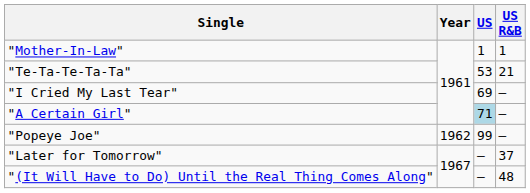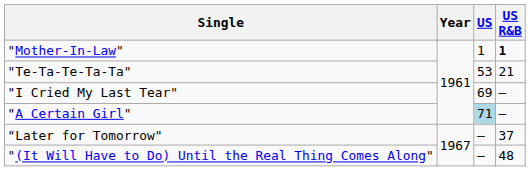(502, 51) normal -> (502, 51) bold
- row: (54, 135)
